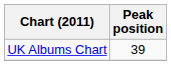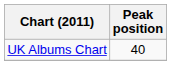(138, 49) 39 -> (138, 49) 40
